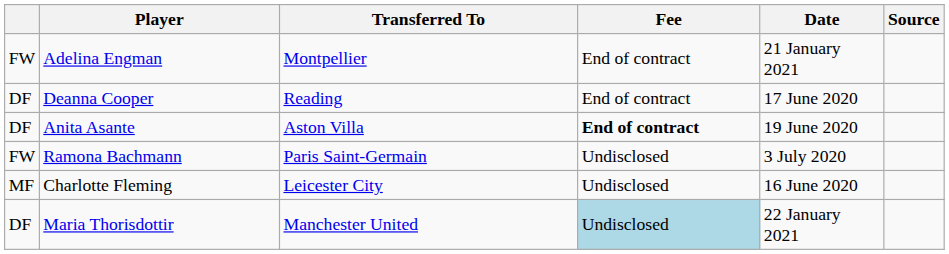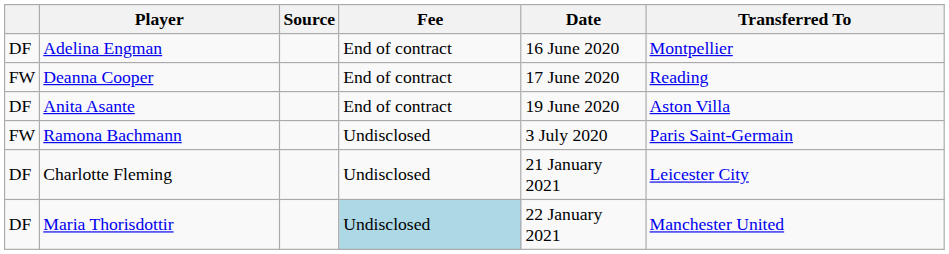columns swapped: (428, 19) <-> (914, 19)
(22, 58) FW -> (20, 48) DF
(802, 58) 21 January 2021 -> (572, 48) 16 June 2020
(20, 98) DF -> (22, 77) FW
(640, 127) bold -> (398, 106) normal
(21, 185) MF -> (20, 175) DF
(811, 185) 16 June 2020 -> (564, 175) 21 January 2021
